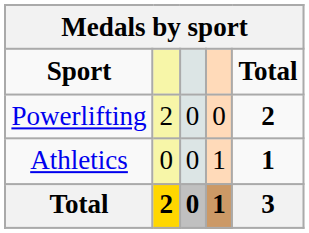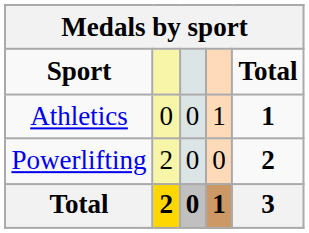rows swapped: (79, 115) <-> (79, 160)
